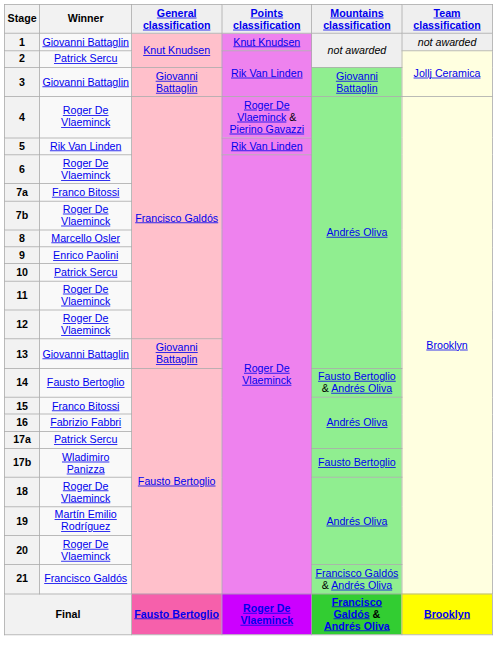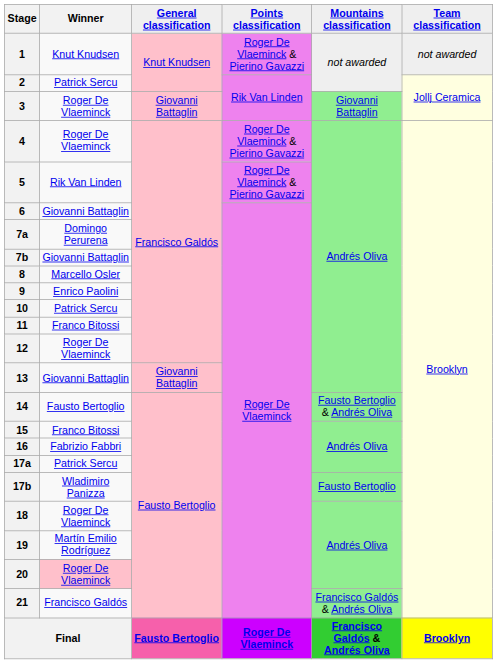(86, 42) Giovanni Battaglin -> (86, 54) Knut Knudsen
(267, 42) Knut Knudsen -> (267, 54) Roger De Vlaeminck & Pierino Gavazzi
(86, 82) Giovanni Battaglin -> (86, 106) Roger De Vlaeminck
(267, 147) Rik Van Linden -> (267, 183) Roger De Vlaeminck & Pierino Gavazzi
(86, 170) Roger De Vlaeminck -> (86, 212) Giovanni Battaglin
(86, 193) Franco Bitossi -> (86, 235) Domingo Perurena
(86, 216) Roger De Vlaeminck -> (86, 258) Giovanni Battaglin
(86, 296) Roger De Vlaeminck -> (86, 326) Franco Bitossi
(86, 550) no background -> (86, 574) pink background
